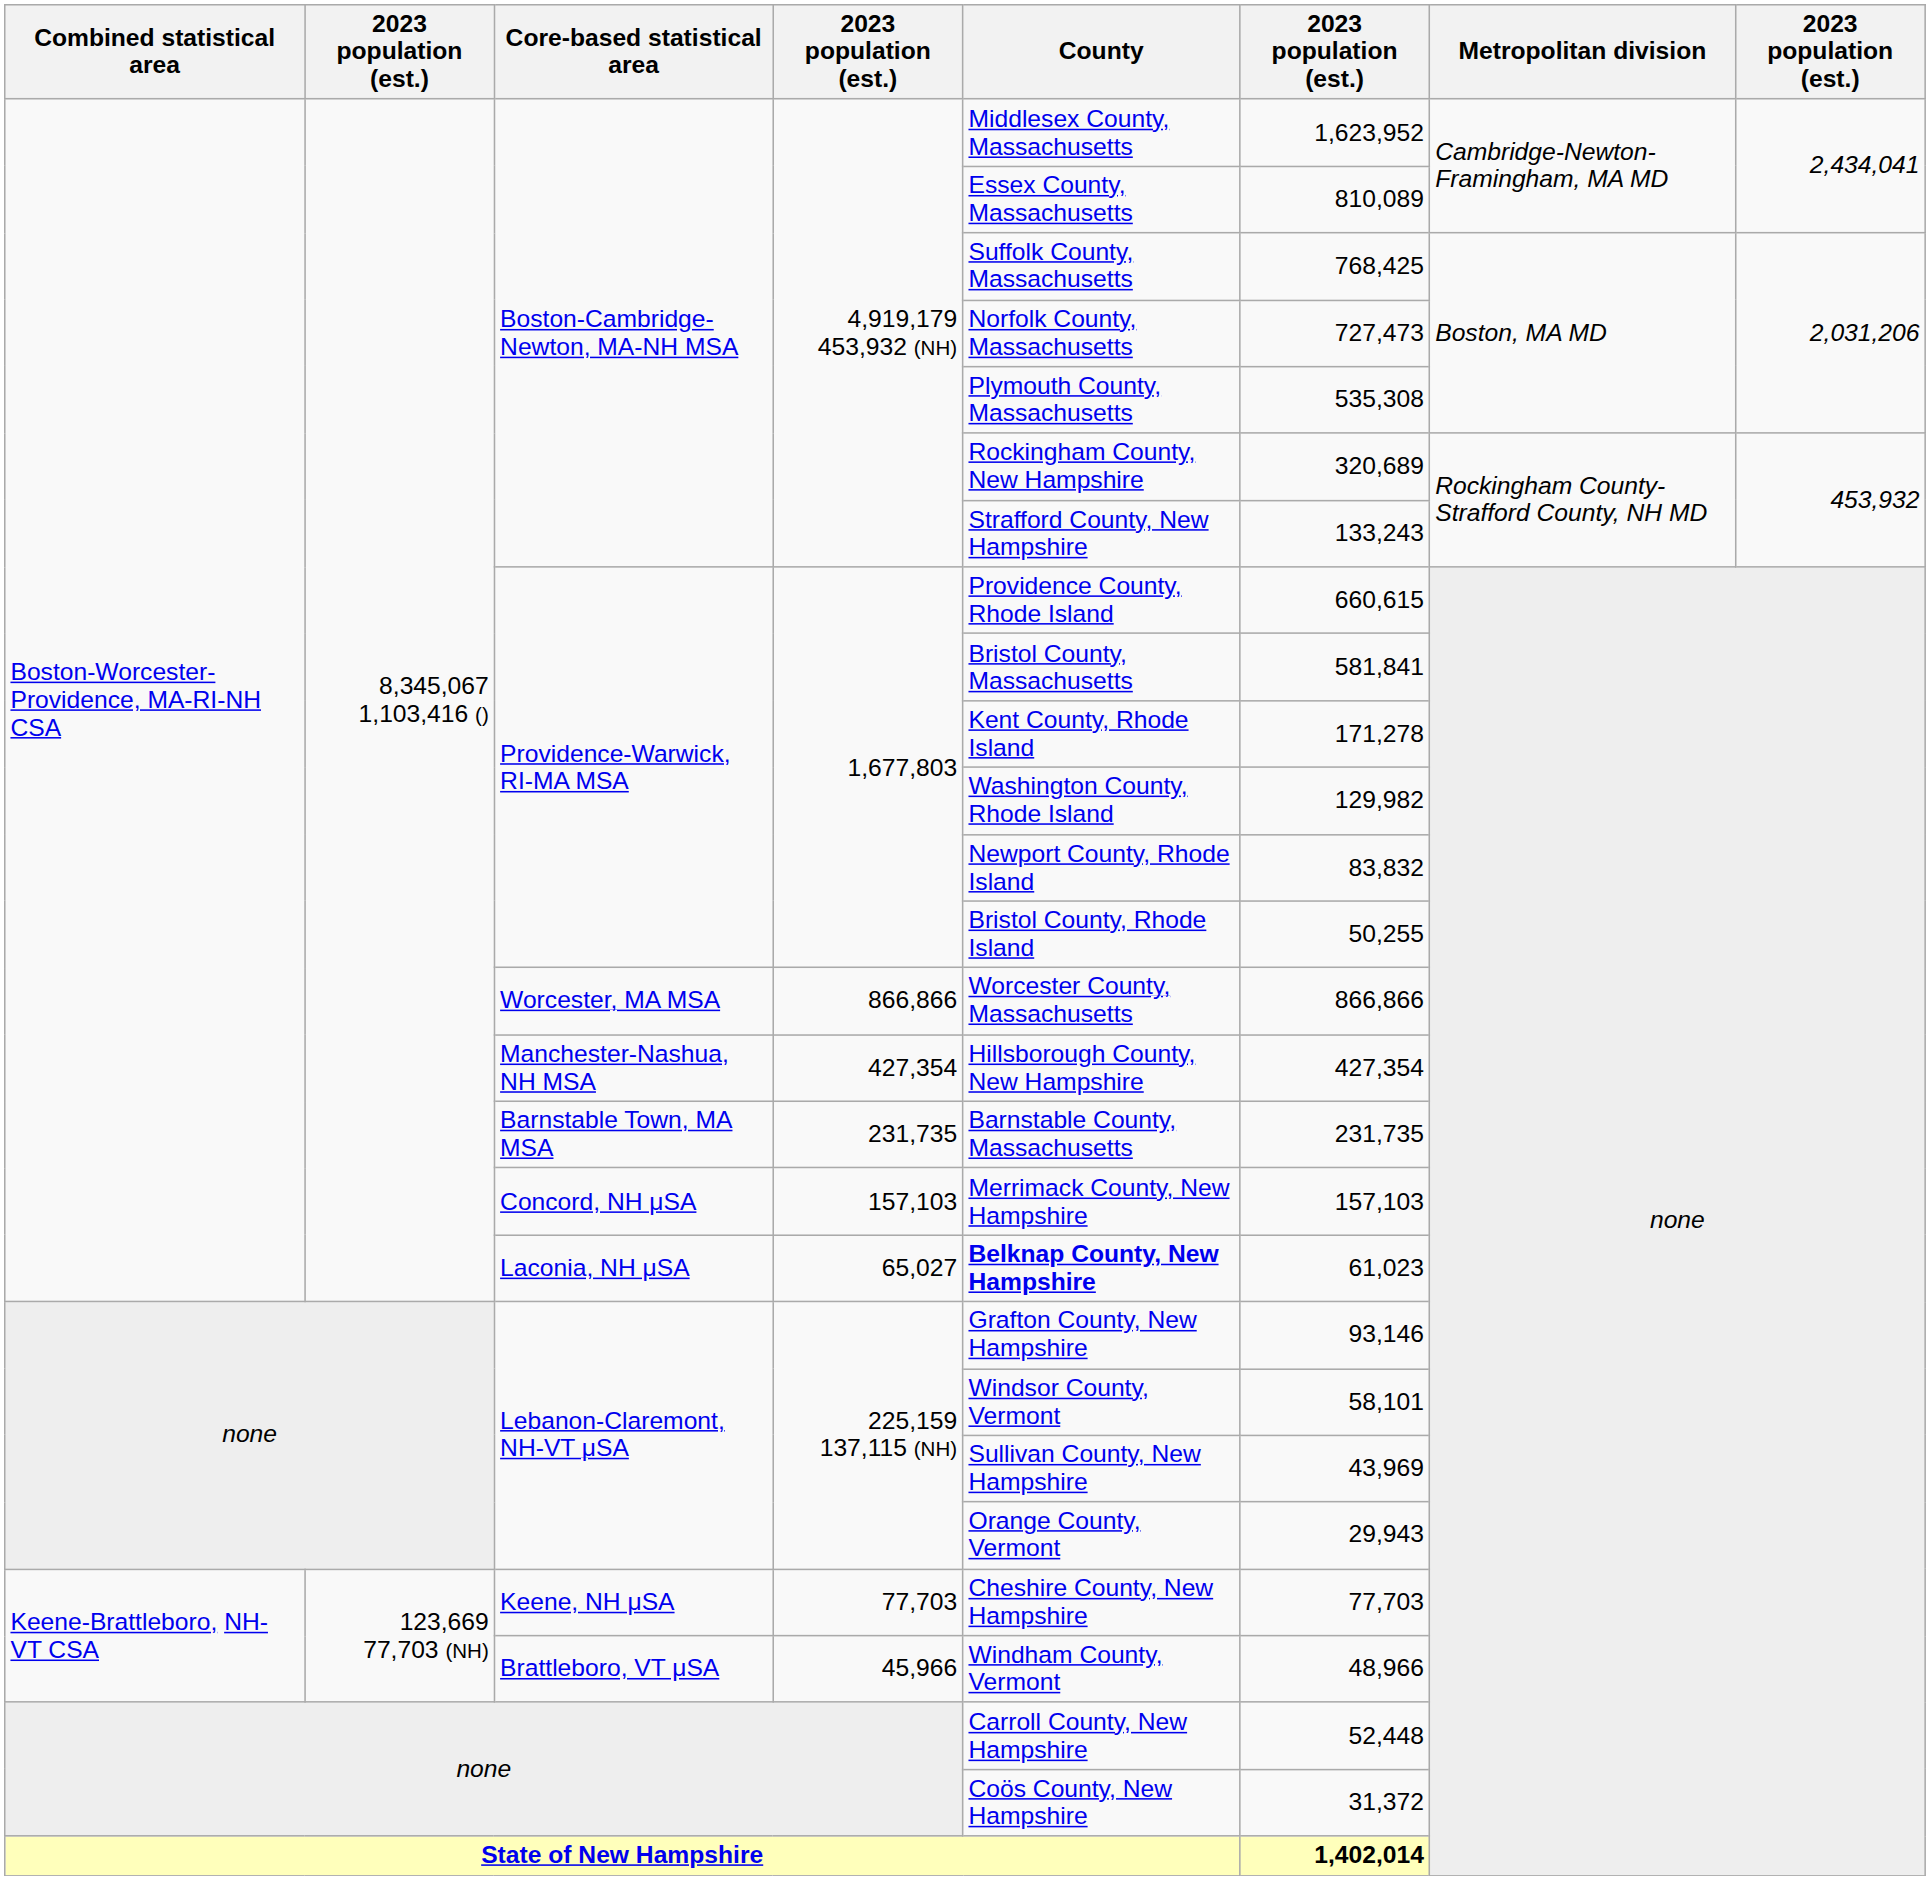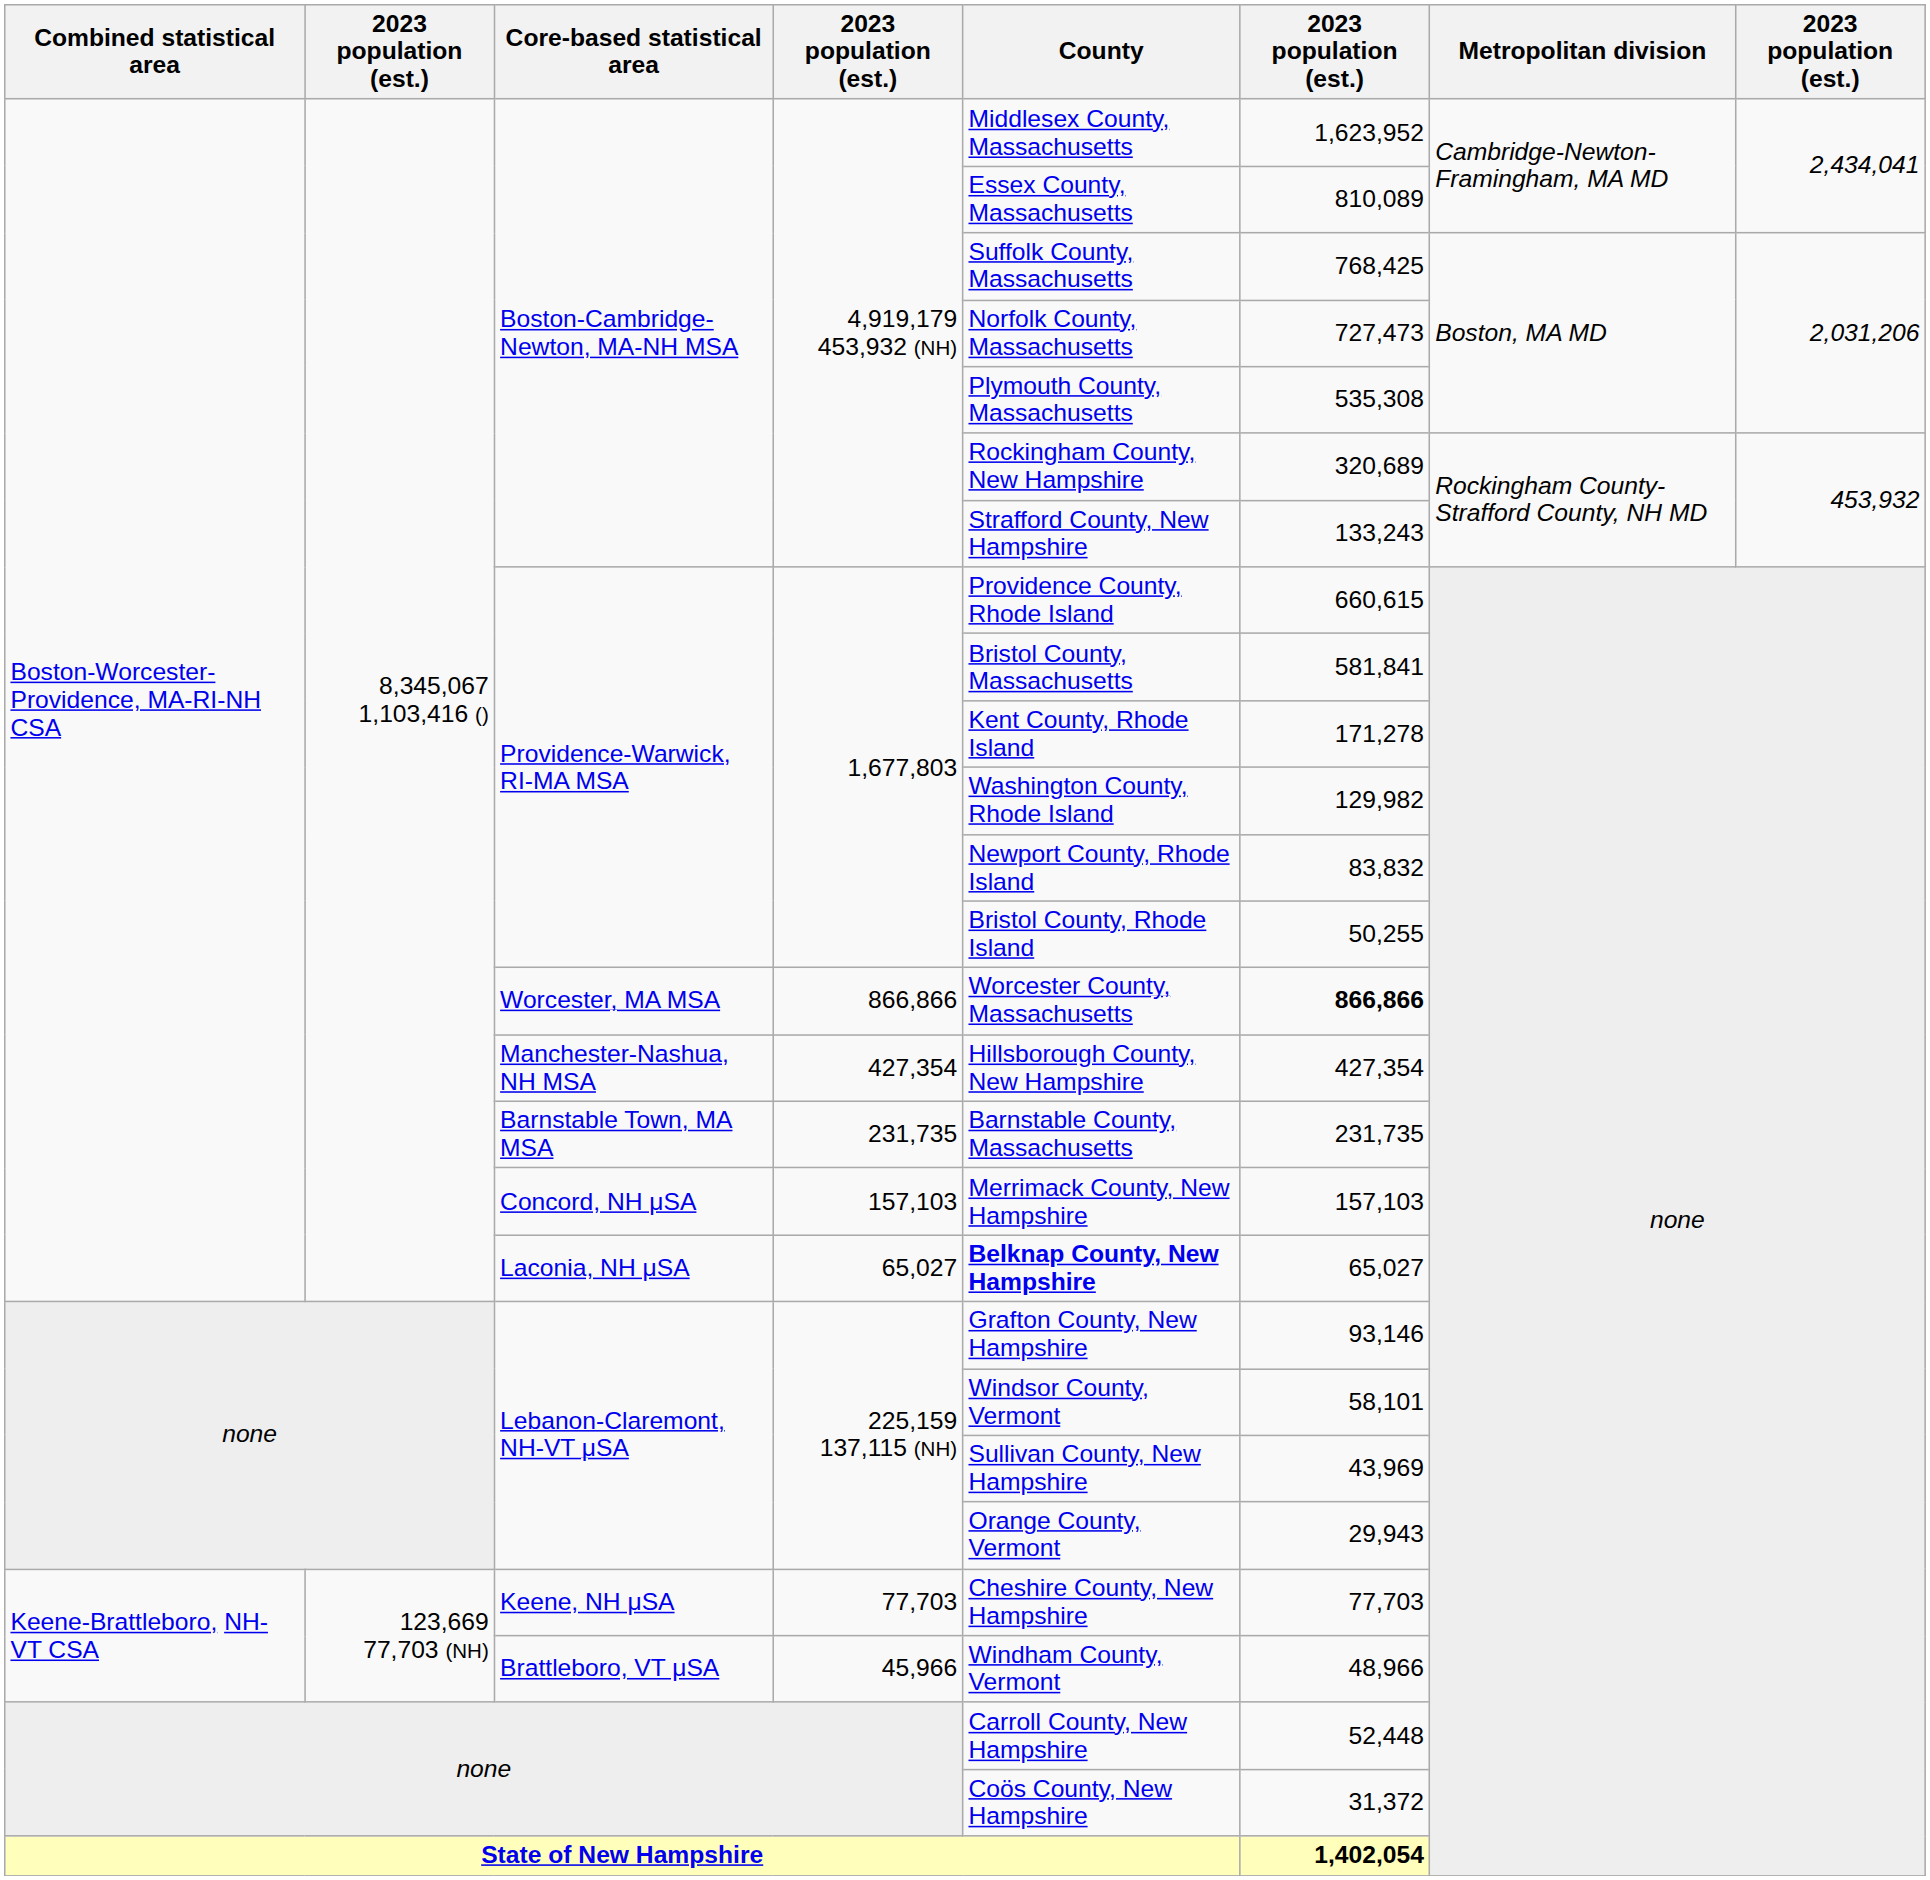(1379, 1000) normal -> (1379, 1000) bold
(1386, 1267) 61,023 -> (1386, 1267) 65,027
(1369, 1855) 1,402,014 -> (1369, 1855) 1,402,054
